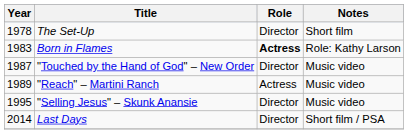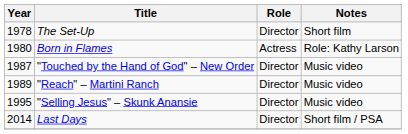(19, 48) 1983 -> (19, 48) 1980
(280, 48) bold -> (278, 48) normal
(278, 84) Actress -> (279, 84) Director
